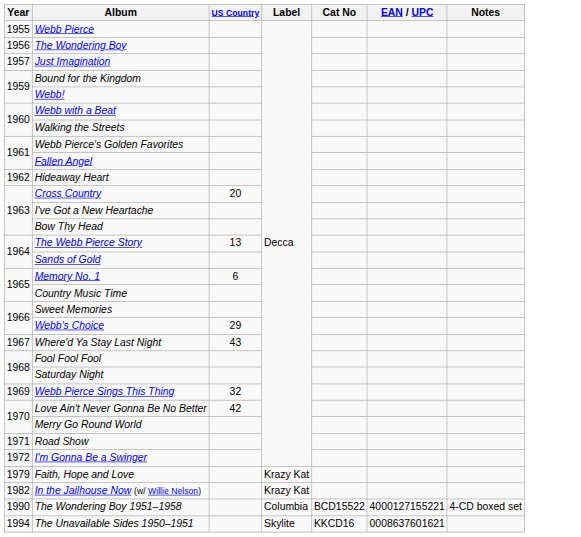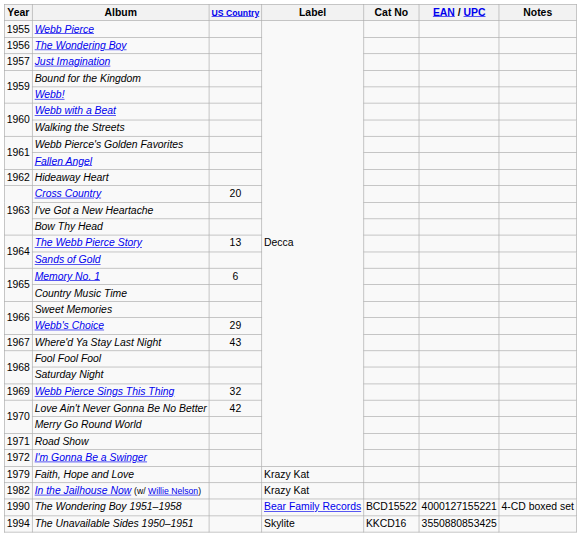(286, 507) Columbia -> (313, 507) Bear Family Records
(407, 524) 0008637601621 -> (459, 524) 3550880853425
